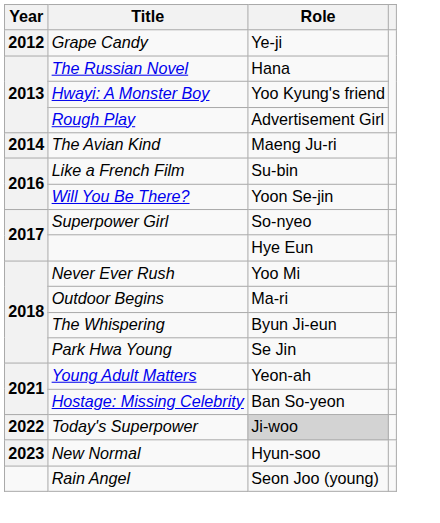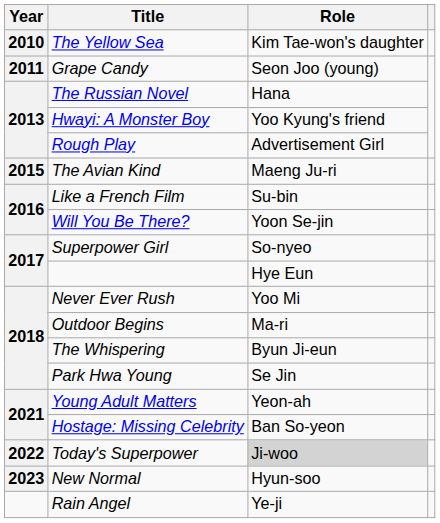+ row: (108, 42)
(26, 42) 2012 -> (26, 68) 2011
(267, 42) Ye-ji -> (315, 68) Seon Joo (young)
(26, 145) 2014 -> (26, 171) 2015
(315, 478) Seon Joo (young) -> (267, 504) Ye-ji
